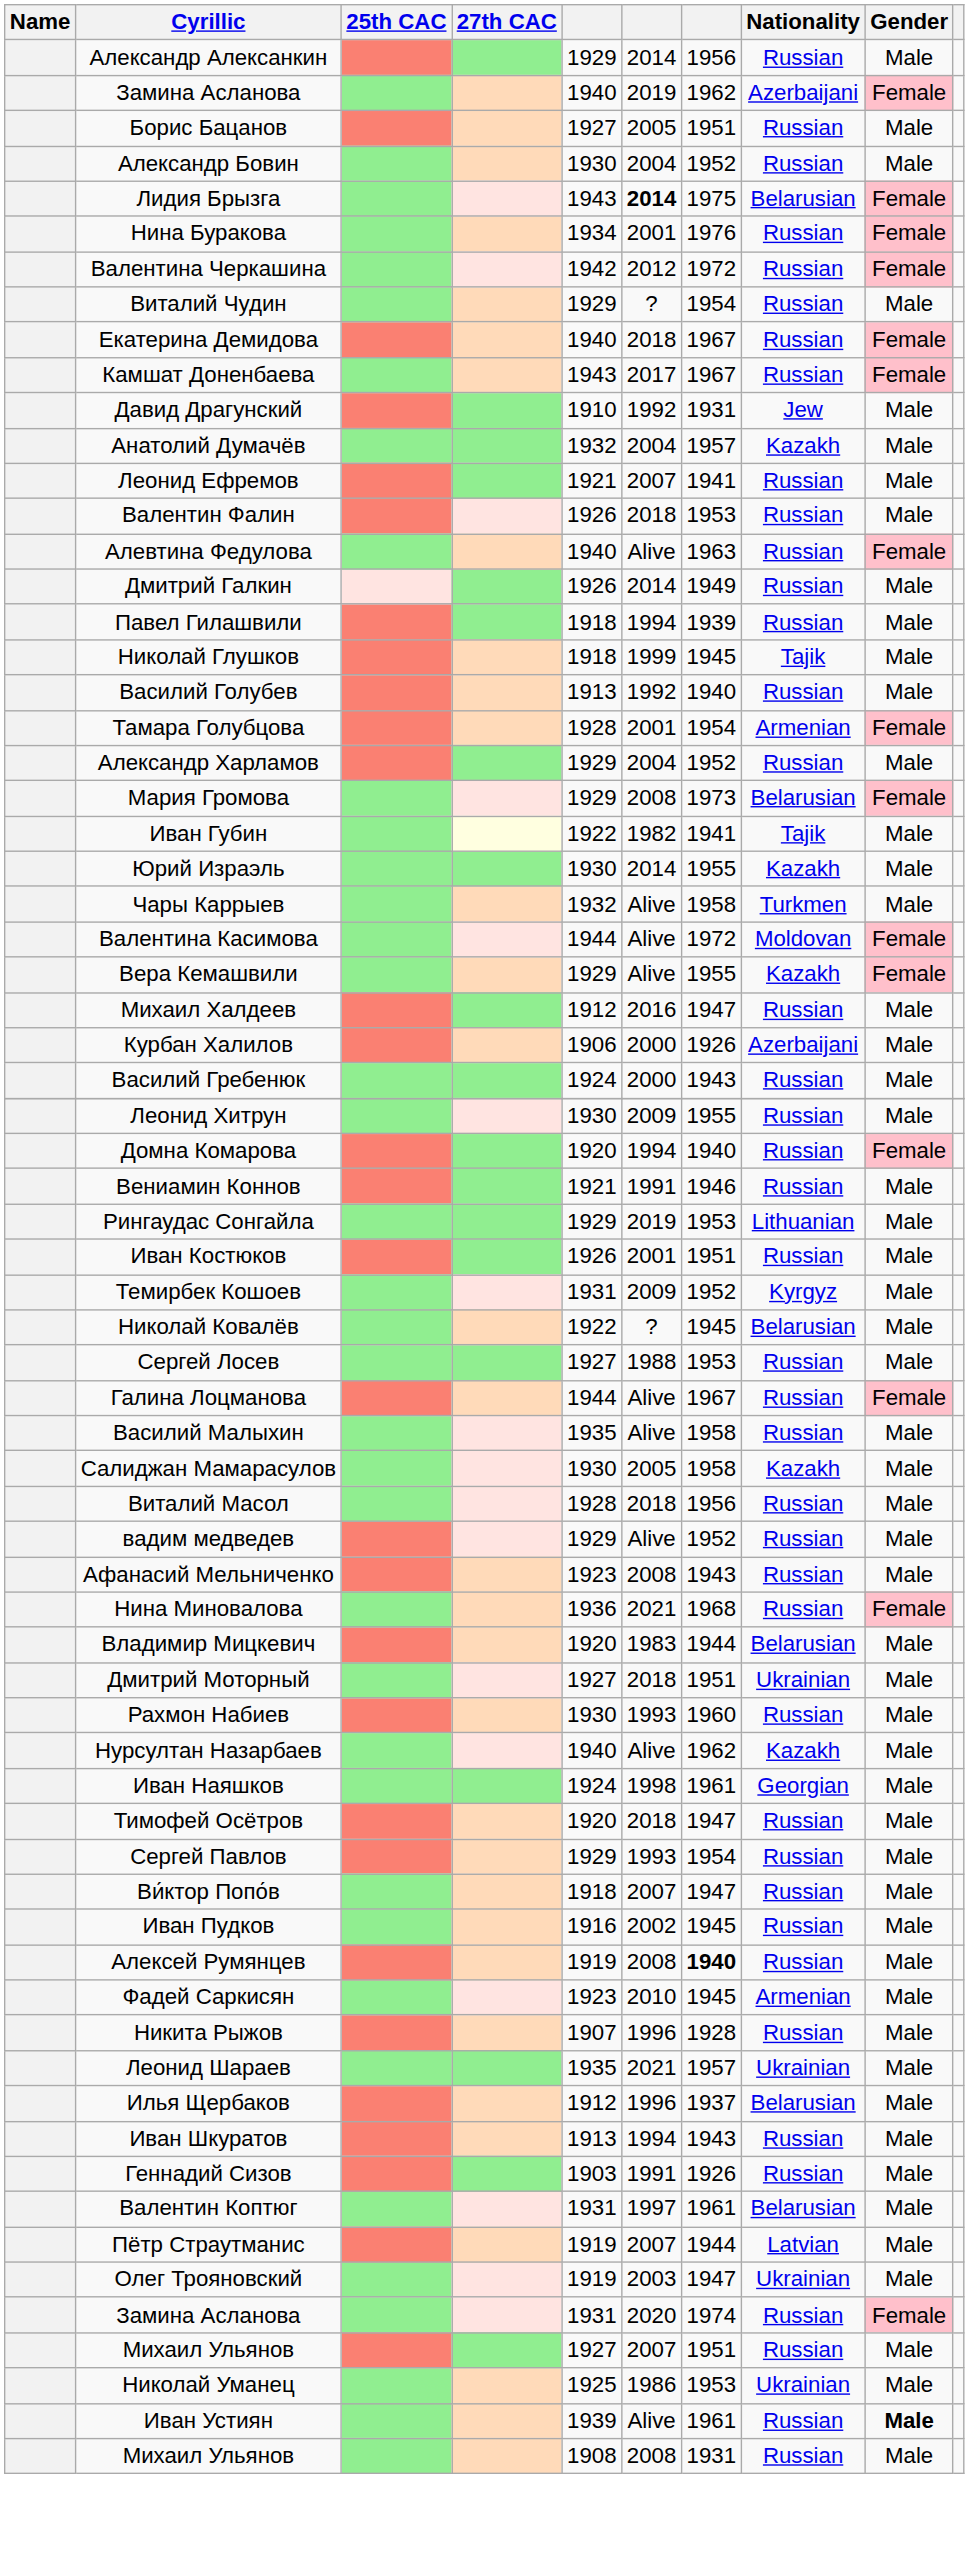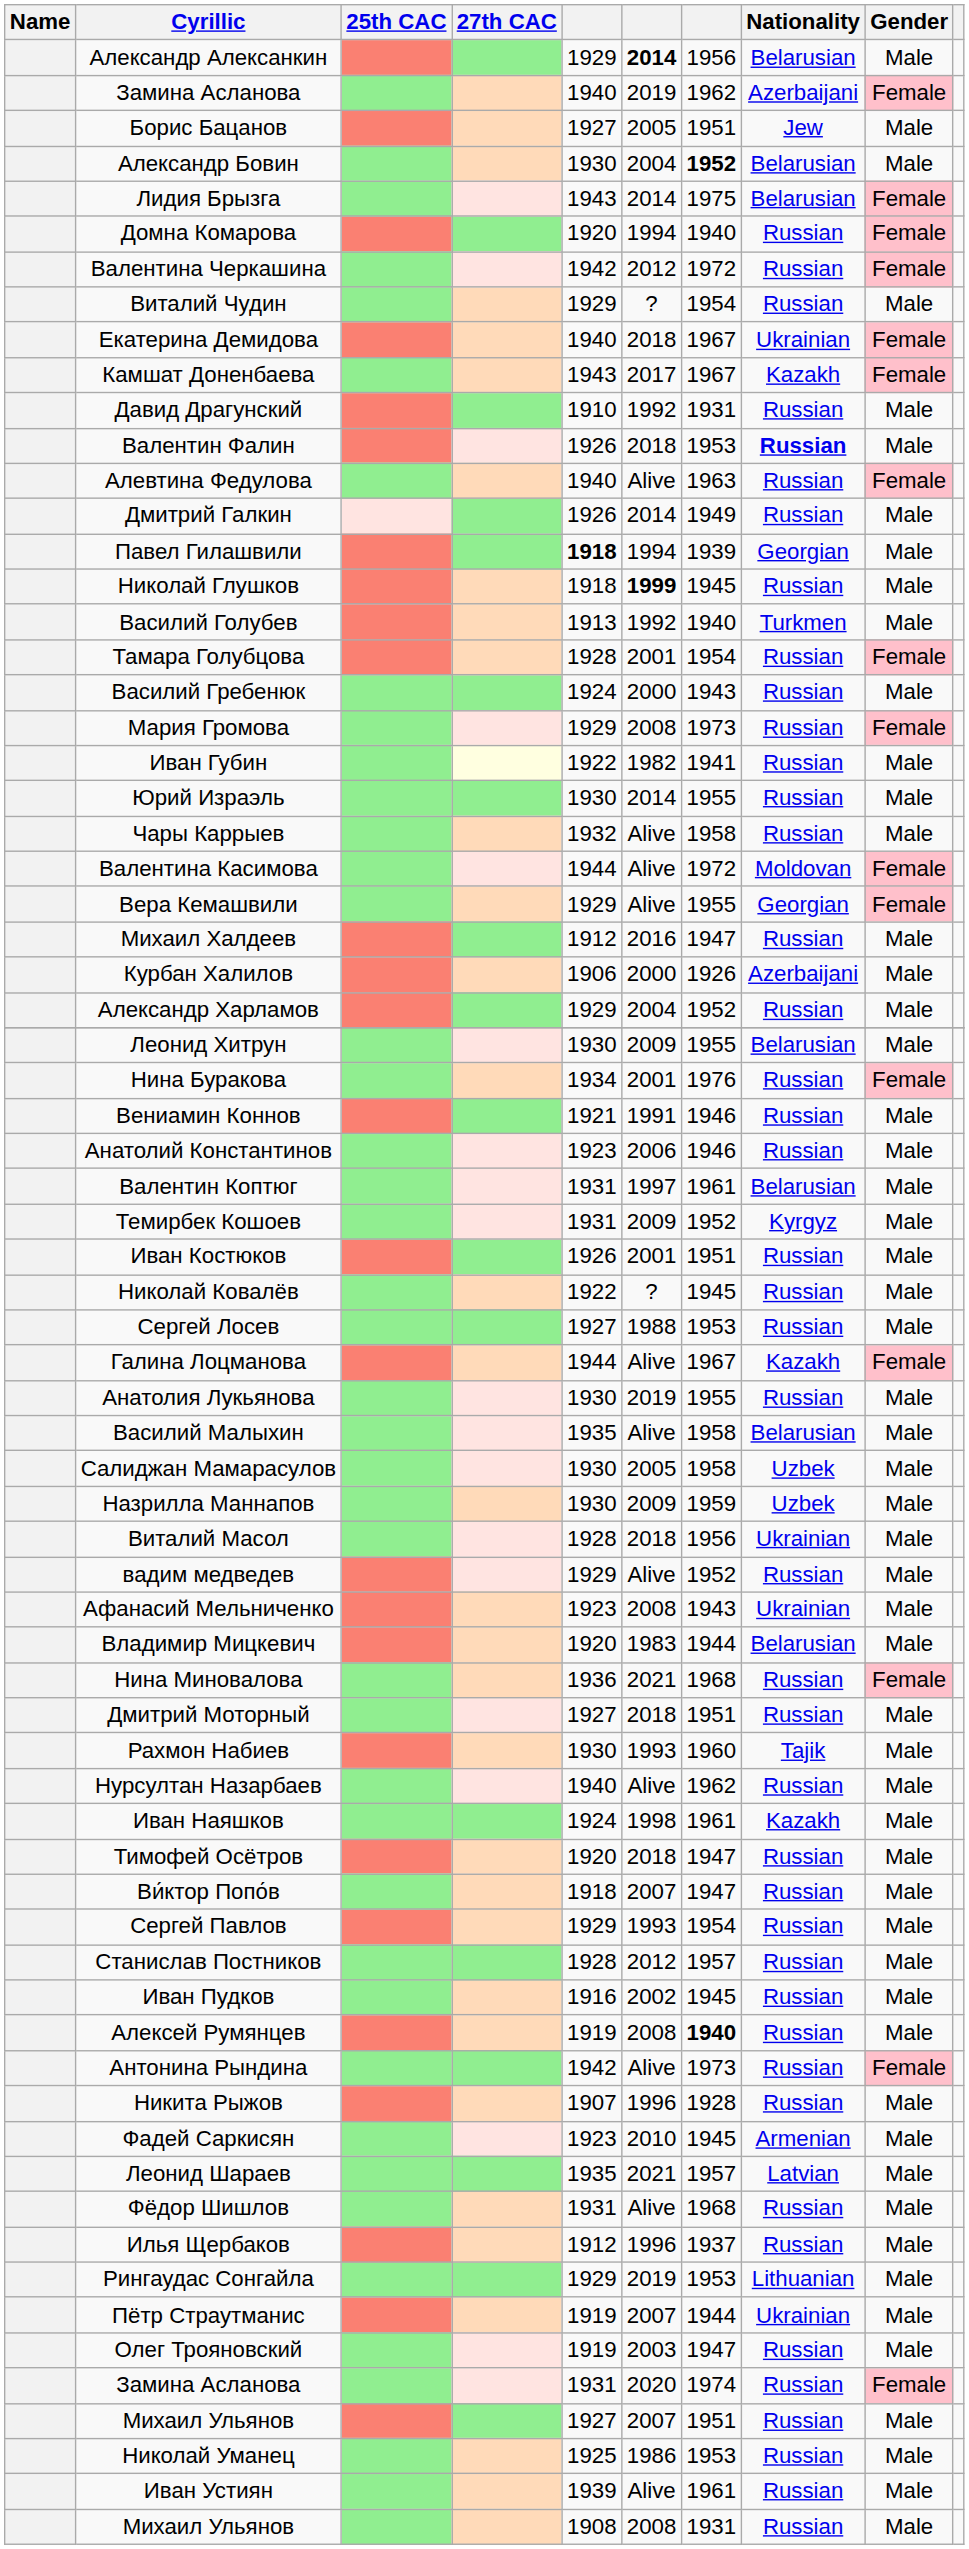(652, 57) normal -> (652, 57) bold
(803, 57) Russian -> (803, 57) Belarusian
(803, 127) Russian -> (803, 127) Jew
(711, 163) normal -> (711, 163) bold
(803, 163) Russian -> (803, 163) Belarusian
(652, 198) bold -> (652, 198) normal
rows swapped: (40, 234) <-> (40, 1151)
(803, 339) Russian -> (803, 339) Ukrainian
(803, 374) Russian -> (803, 374) Kazakh
(803, 410) Jew -> (803, 410) Russian
- row: (40, 446)
- row: (40, 481)
(803, 515) normal -> (803, 445) bold
(592, 621) normal -> (592, 551) bold
(803, 621) Russian -> (803, 551) Georgian
(652, 657) normal -> (652, 586) bold
(803, 657) Tajik -> (803, 586) Russian
(803, 692) Russian -> (803, 621) Turkmen
(803, 727) Armenian -> (803, 657) Russian
rows swapped: (40, 1080) <-> (40, 763)
(803, 798) Belarusian -> (803, 727) Russian
(803, 833) Tajik -> (803, 762) Russian
(803, 868) Kazakh -> (803, 798) Russian
(803, 903) Turkmen -> (803, 833) Russian
(803, 974) Kazakh -> (803, 903) Georgian
(803, 1115) Russian -> (803, 1045) Belarusian
+ row: (40, 1151)
rows swapped: (40, 2209) <-> (40, 1222)
rows swapped: (40, 1292) <-> (40, 1257)
(803, 1327) Belarusian -> (803, 1291) Russian
(803, 1397) Russian -> (803, 1362) Kazakh
+ row: (40, 1398)
(803, 1432) Russian -> (803, 1432) Belarusian
(803, 1468) Kazakh -> (803, 1468) Uzbek
+ row: (40, 1504)
(803, 1503) Russian -> (803, 1538) Ukrainian
(803, 1574) Russian -> (803, 1609) Ukrainian
rows swapped: (40, 1610) <-> (40, 1645)
(803, 1679) Ukrainian -> (803, 1715) Russian
(803, 1715) Russian -> (803, 1750) Tajik
(803, 1750) Kazakh -> (803, 1785) Russian
(803, 1785) Georgian -> (803, 1820) Kazakh
rows swapped: (40, 1856) <-> (40, 1892)
+ row: (40, 1962)
+ row: (40, 2068)
rows swapped: (40, 2033) <-> (40, 1998)
(803, 2067) Ukrainian -> (803, 2173) Latvian
+ row: (40, 2209)
(803, 2103) Belarusian -> (803, 2244) Russian
- row: (40, 2139)
- row: (40, 2174)
(803, 2244) Latvian -> (803, 2314) Ukrainian
(803, 2279) Ukrainian -> (803, 2350) Russian
(803, 2385) Ukrainian -> (803, 2455) Russian
(909, 2420) bold -> (909, 2491) normal
